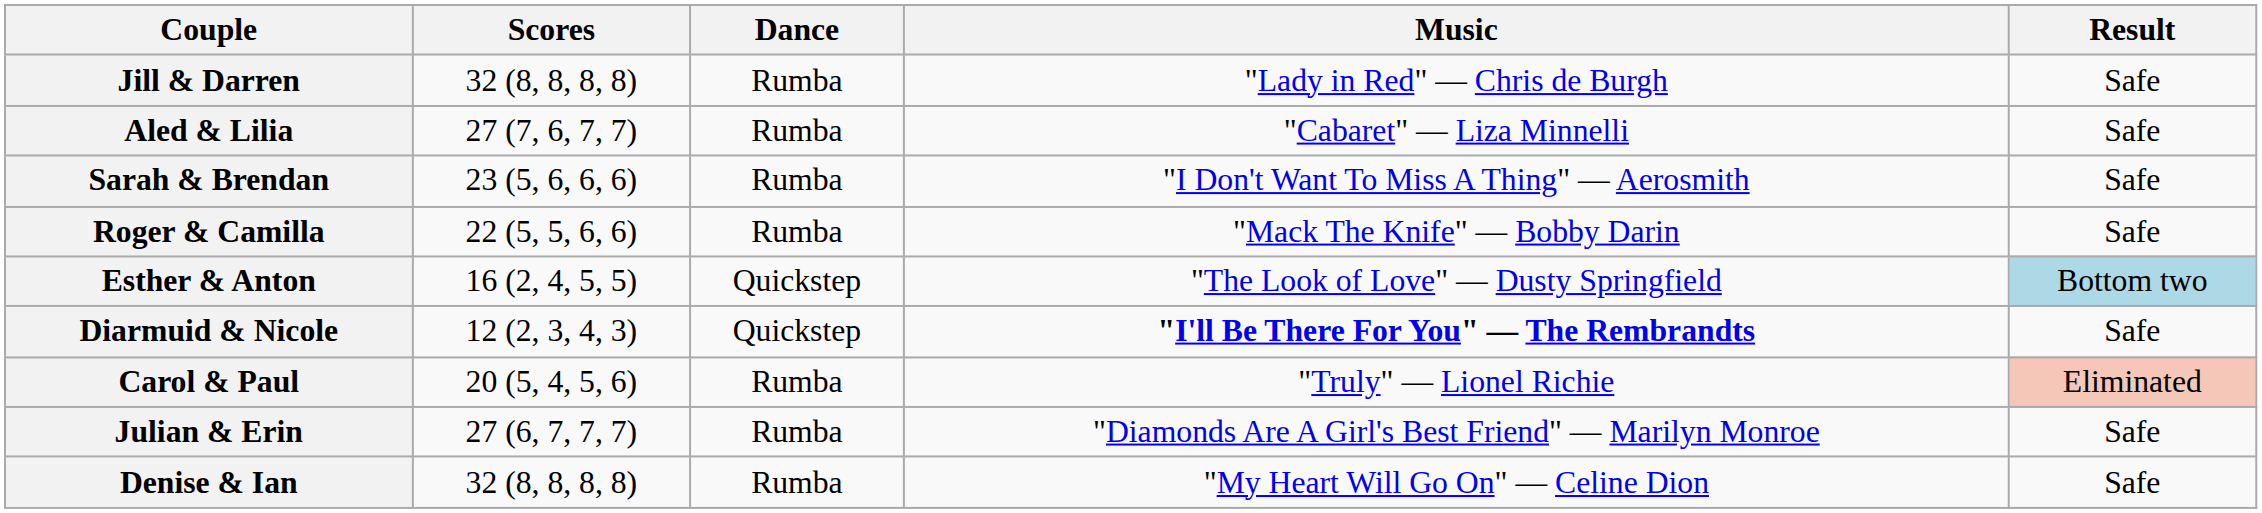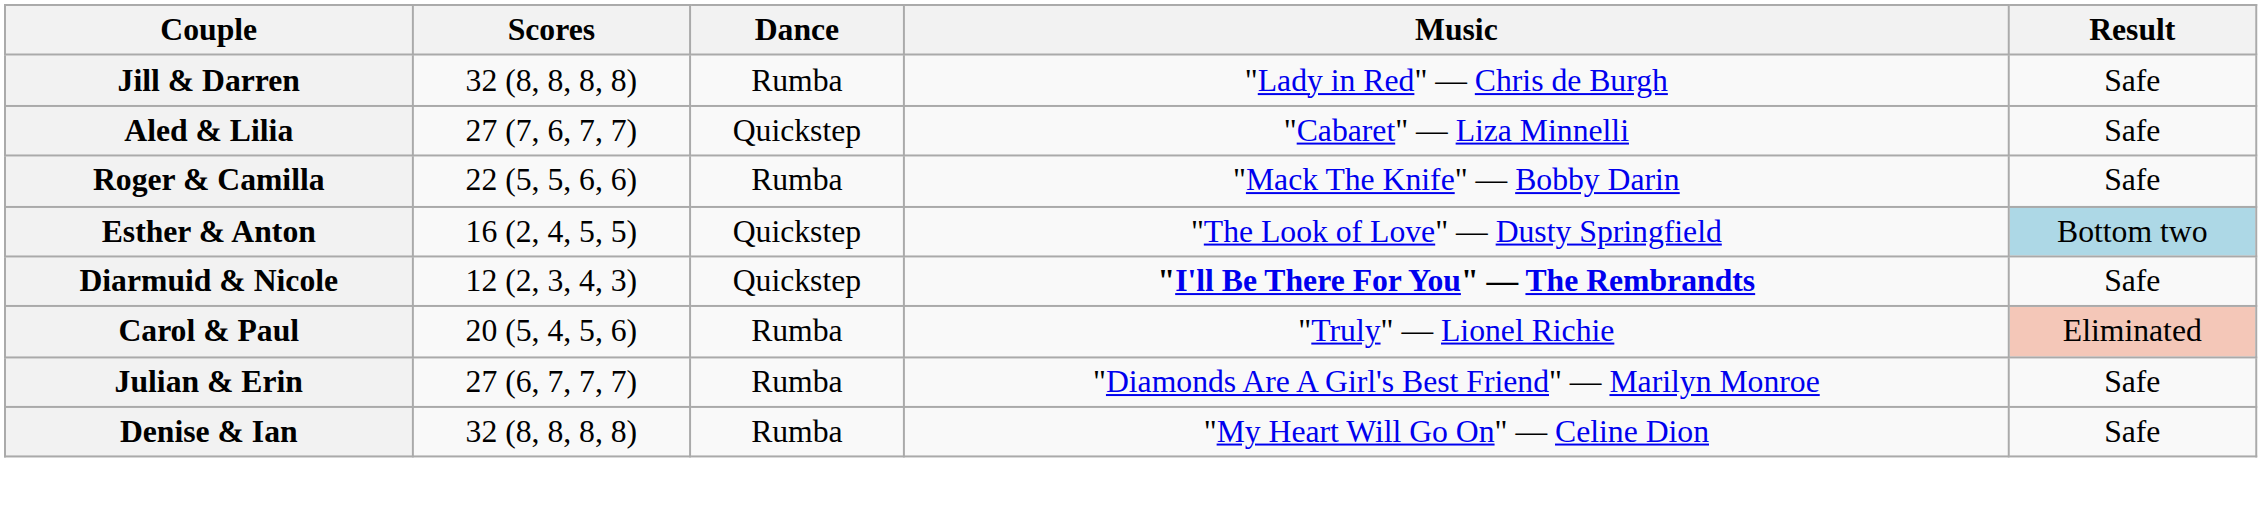(797, 130) Rumba -> (797, 130) Quickstep
- row: (209, 180)
